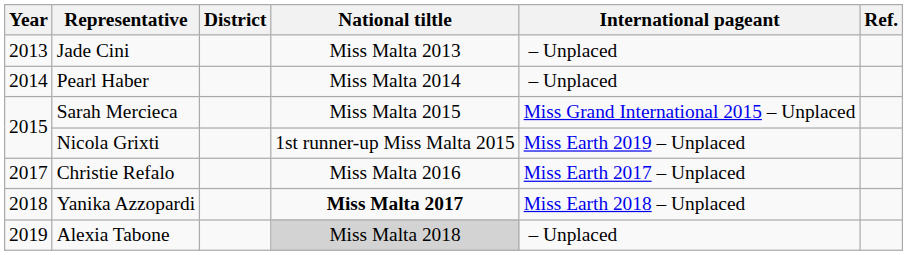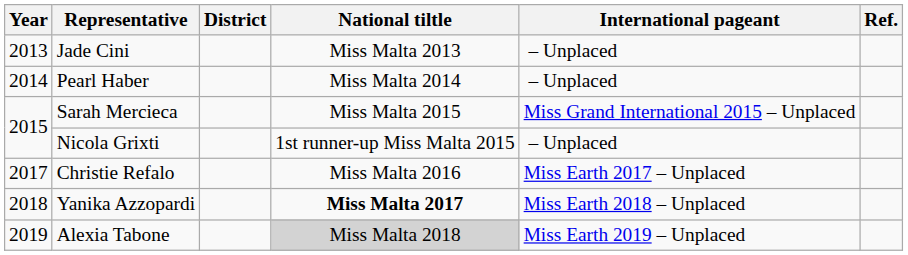(634, 142) Miss Earth 2019 – Unplaced -> (570, 142) – Unplaced
(570, 234) – Unplaced -> (634, 234) Miss Earth 2019 – Unplaced
